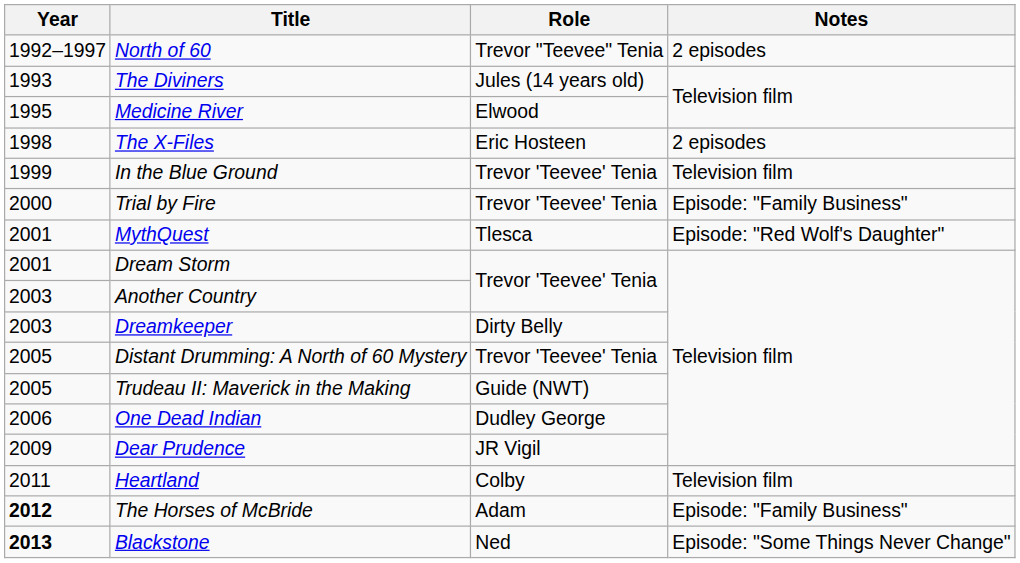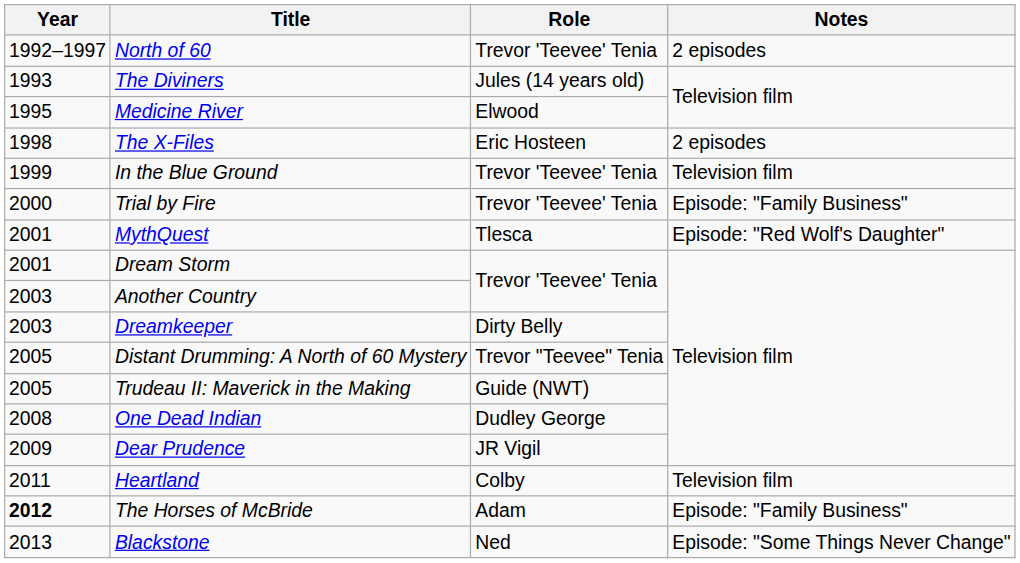(569, 50) Trevor "Teevee" Tenia -> (566, 50) Trevor 'Teevee' Tenia
(566, 357) Trevor 'Teevee' Tenia -> (569, 357) Trevor "Teevee" Tenia
(31, 419) 2006 -> (31, 419) 2008
(31, 541) bold -> (31, 541) normal
